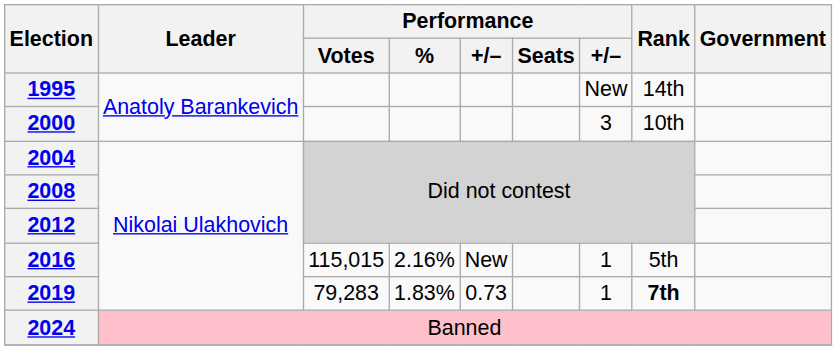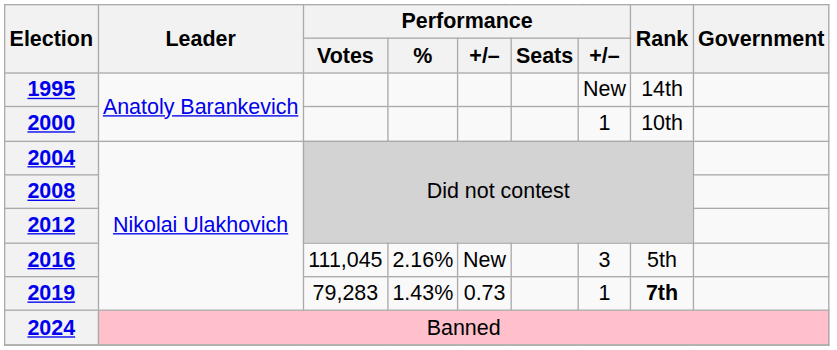(606, 123) 3 -> (604, 123) 1
(346, 259) 115,015 -> (345, 259) 111,045
(606, 259) 1 -> (604, 259) 3
(424, 293) 1.83% -> (423, 293) 1.43%
